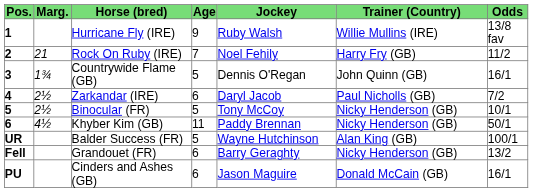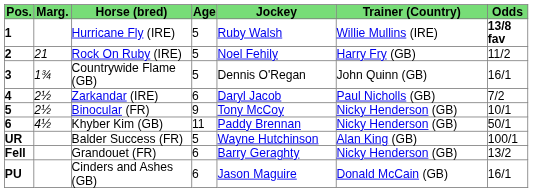(195, 33) 9 -> (195, 33) 5
(500, 33) normal -> (500, 33) bold
(195, 54) 7 -> (195, 54) 5
(195, 110) 5 -> (195, 110) 9
